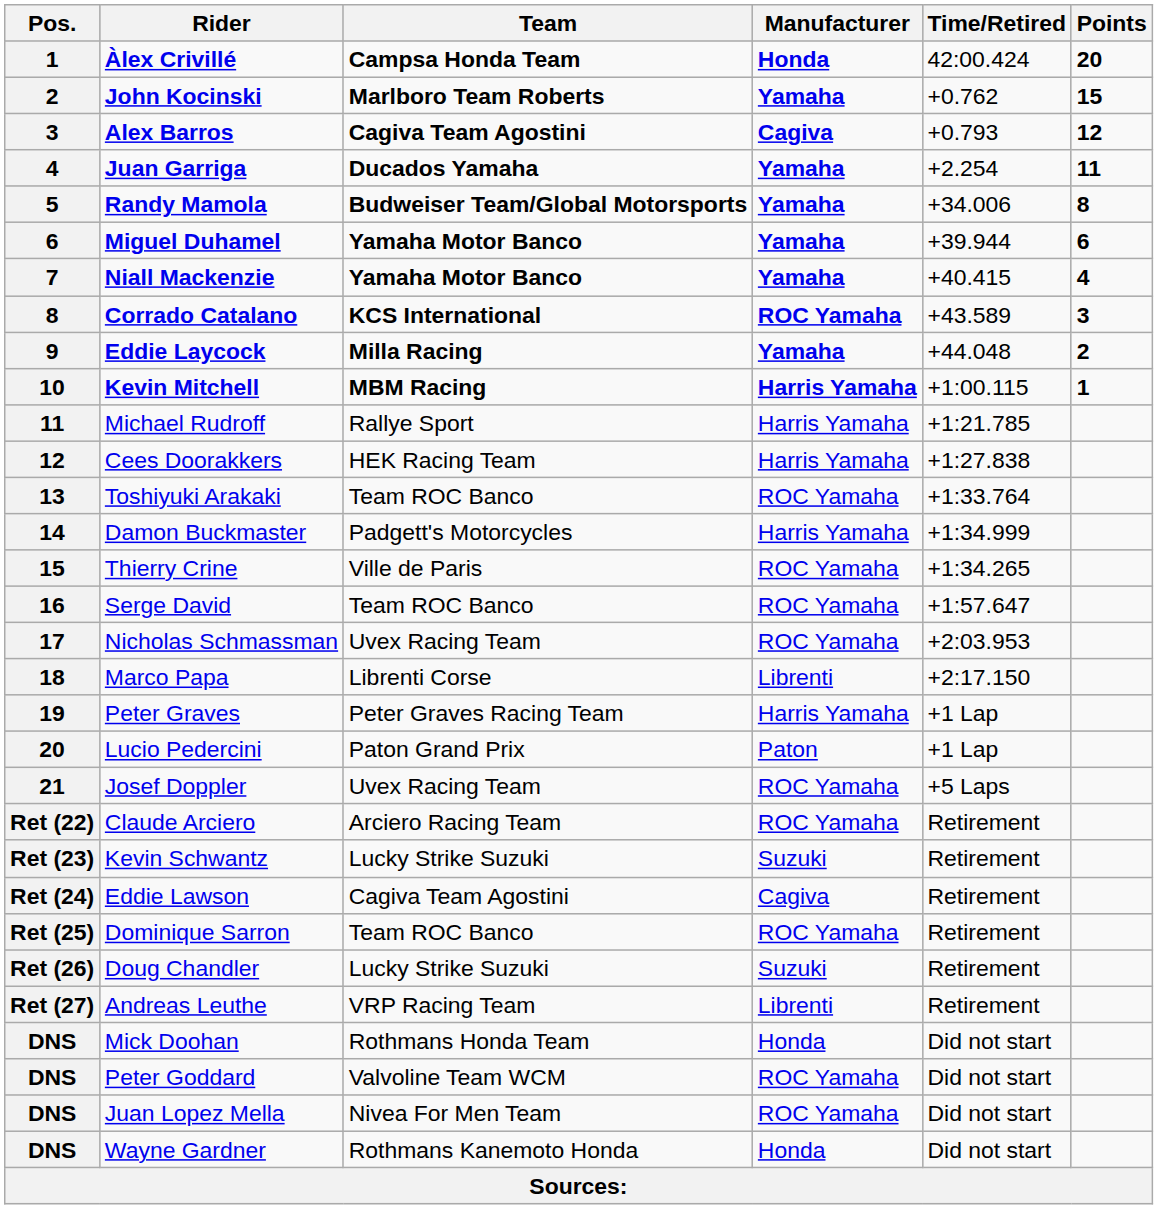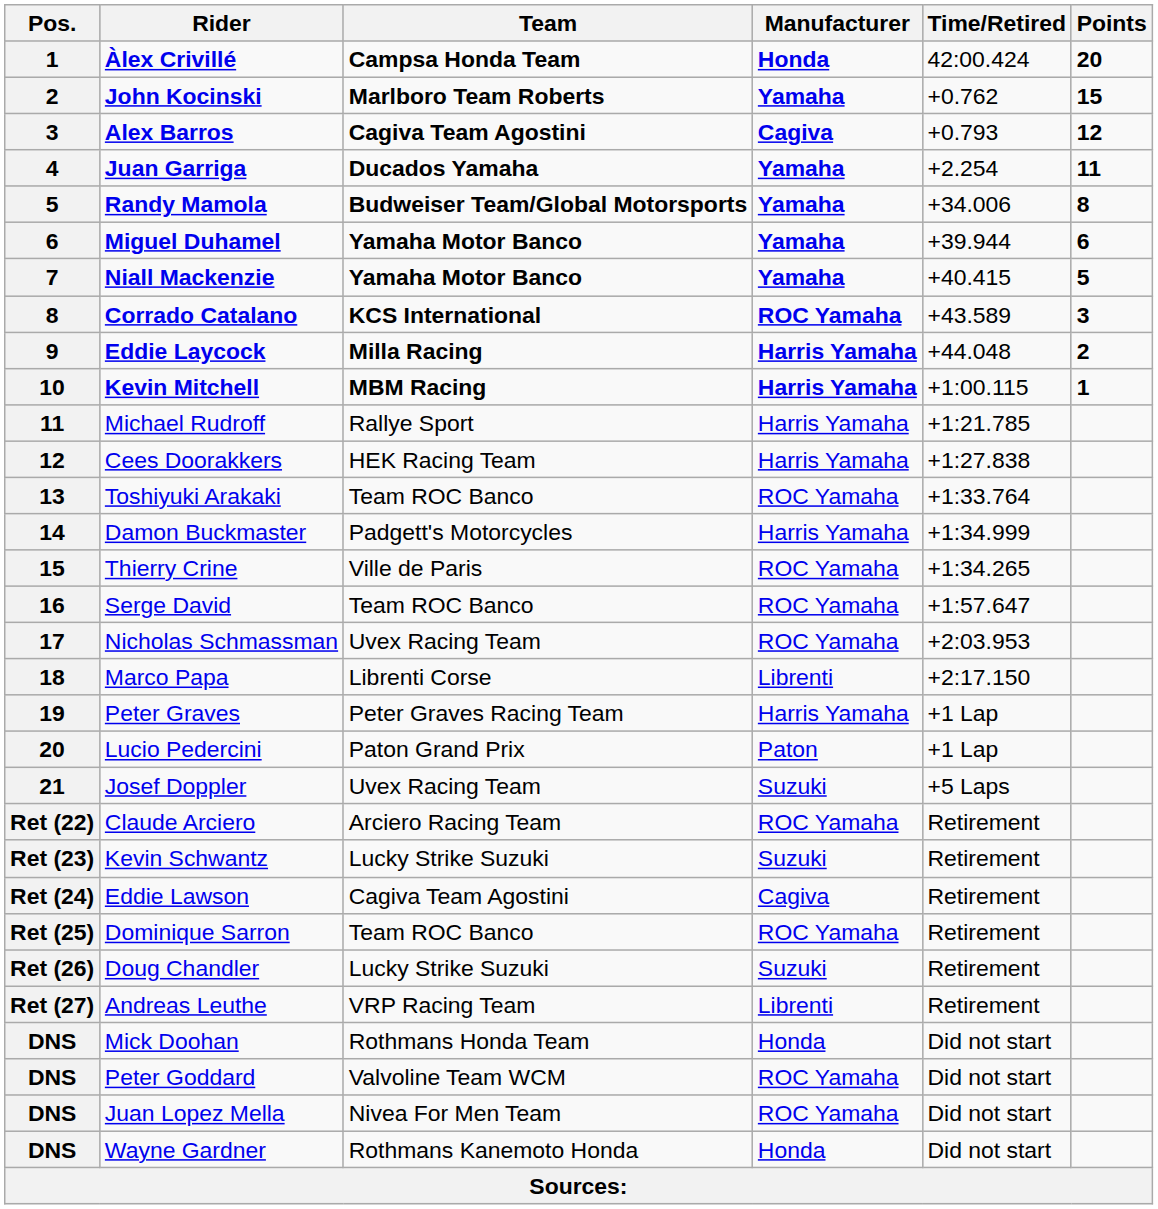(1083, 277) 4 -> (1083, 277) 5
(801, 350) Yamaha -> (837, 350) Harris Yamaha
(828, 786) ROC Yamaha -> (792, 786) Suzuki
